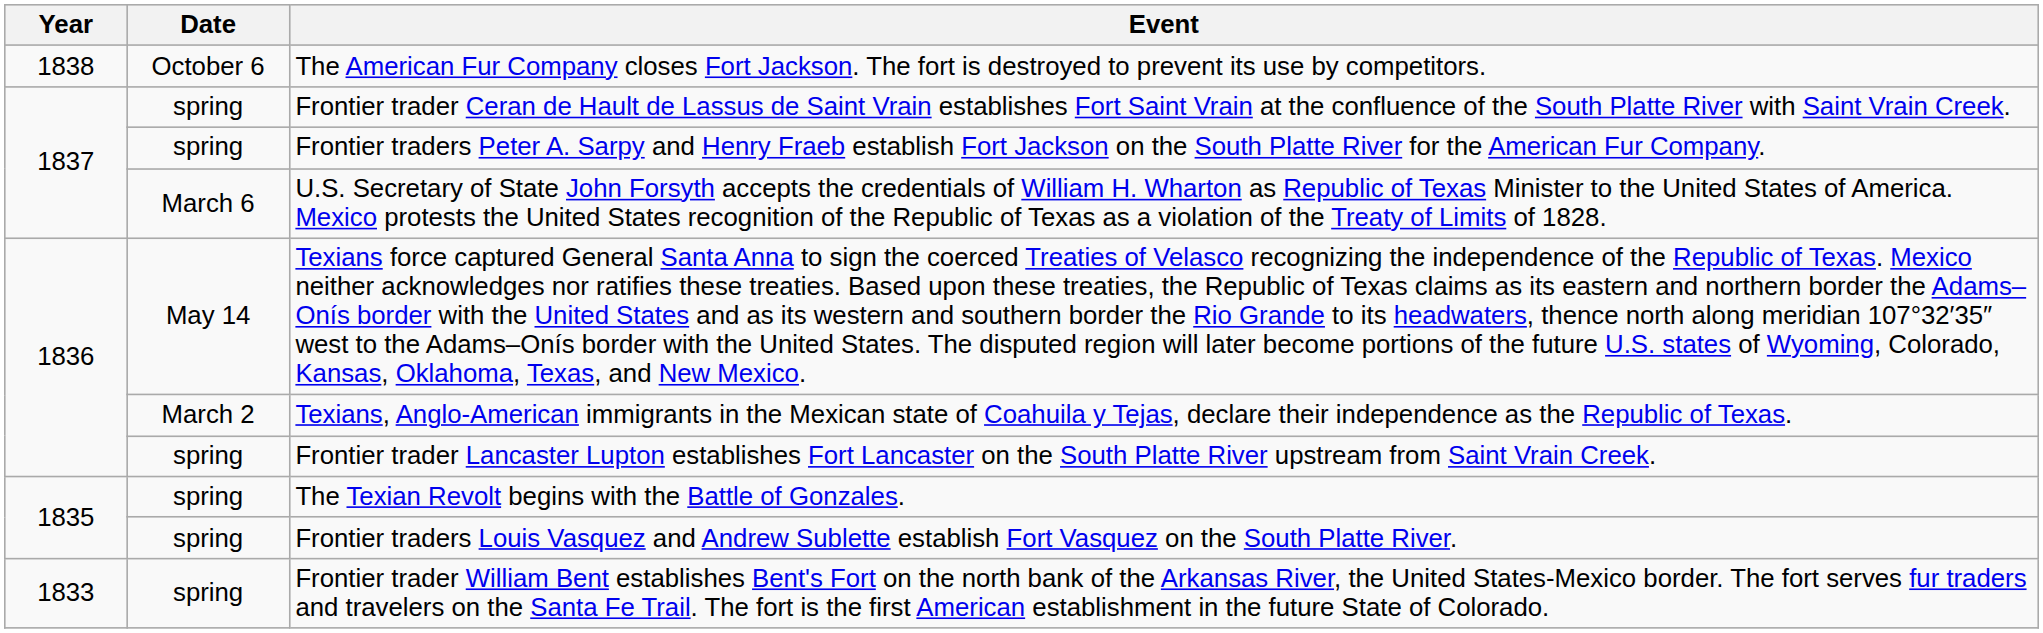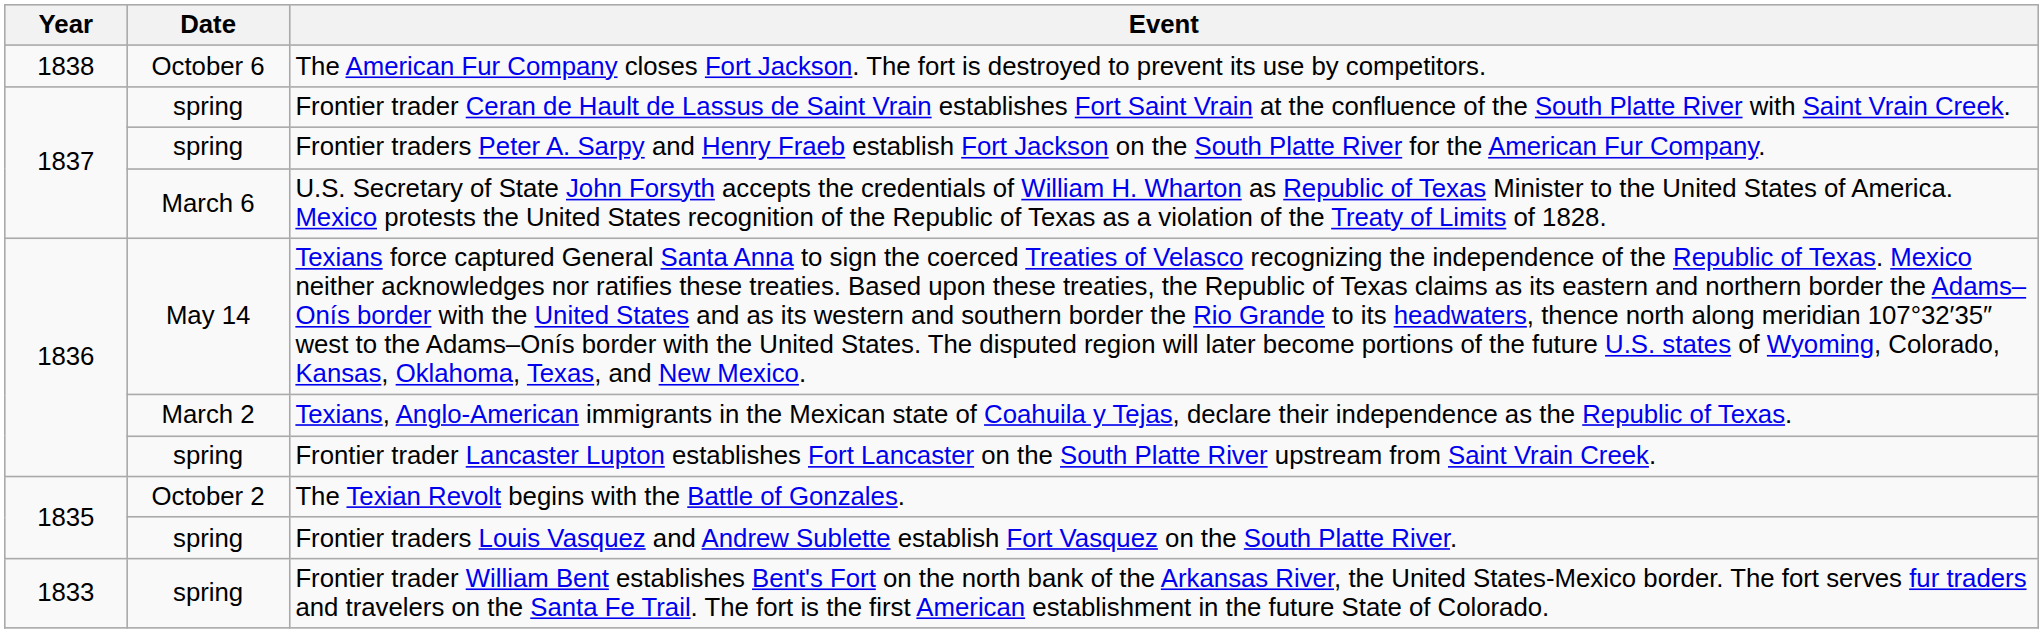(208, 496) spring -> (208, 496) October 2
